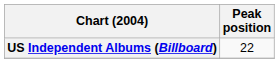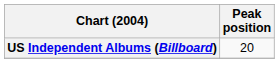(247, 48) 22 -> (247, 48) 20
